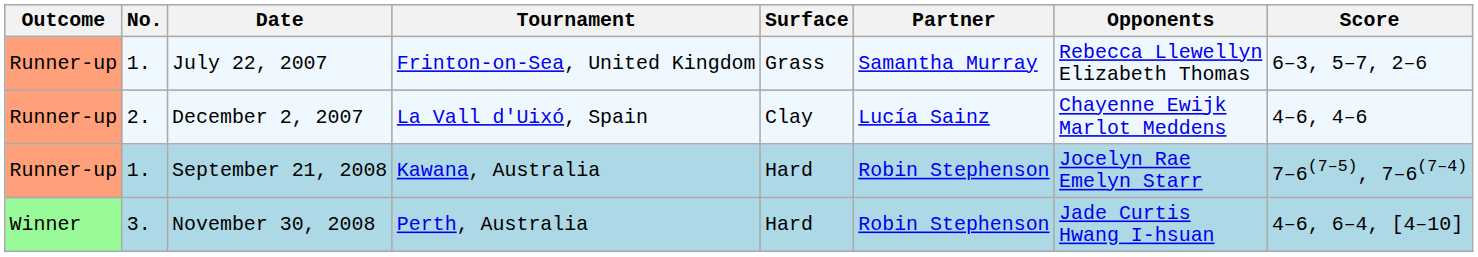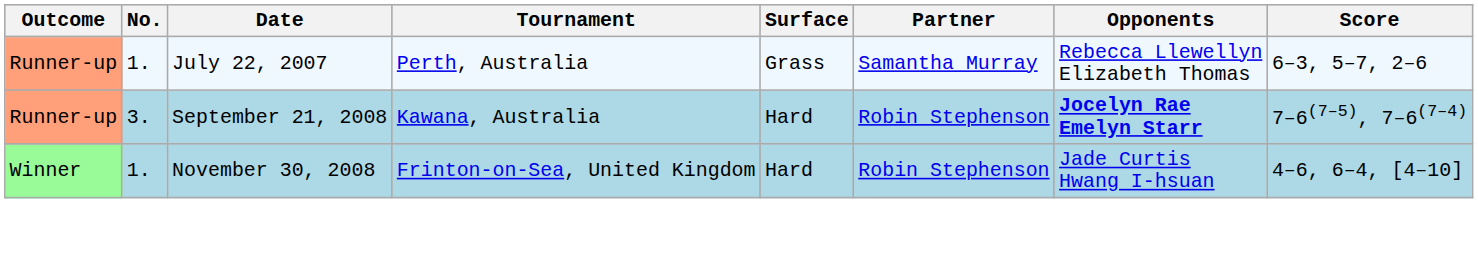(576, 63) Frinton-on-Sea, United Kingdom -> (493, 63) Perth, Australia
- row: (268, 117)
(139, 170) 1. -> (139, 117) 3.
(1131, 170) normal -> (1131, 117) bold
(139, 224) 3. -> (139, 170) 1.
(493, 224) Perth, Australia -> (576, 170) Frinton-on-Sea, United Kingdom
